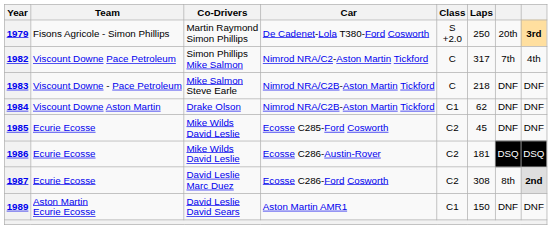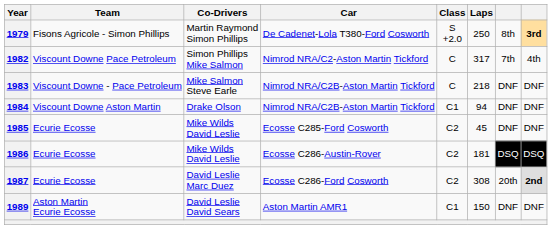(508, 33) 20th -> (508, 33) 8th
(481, 107) 62 -> (481, 107) 94
(508, 181) 8th -> (508, 181) 20th
